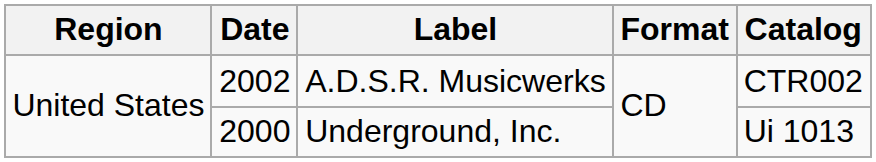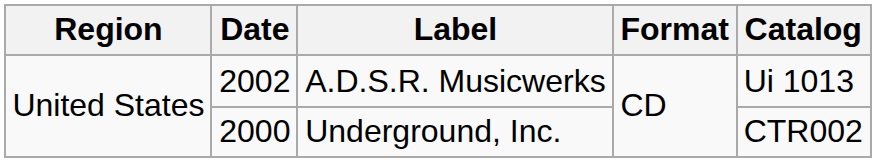(803, 80) CTR002 -> (799, 80) Ui 1013
(799, 131) Ui 1013 -> (803, 131) CTR002
